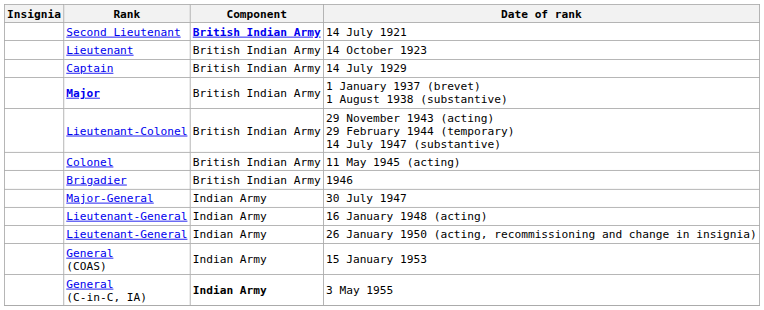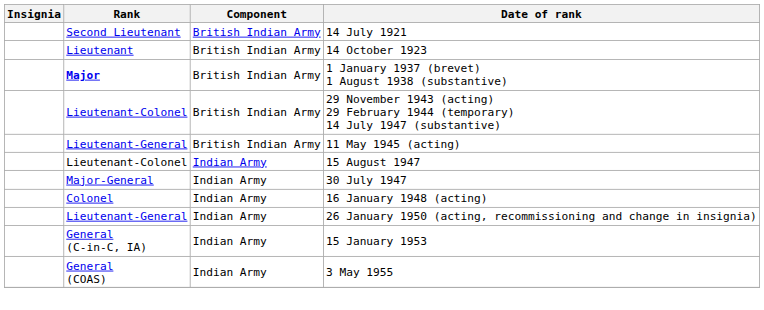(257, 32) bold -> (257, 32) normal
- row: (366, 68)
(90, 162) Colonel -> (127, 143) Lieutenant-General
- row: (339, 180)
+ row: (373, 162)
(127, 216) Lieutenant-General -> (90, 198) Colonel
(90, 259) General (COAS) -> (107, 241) General (C-in-C, IA)
(107, 290) General (C-in-C, IA) -> (90, 272) General (COAS)
(230, 290) bold -> (230, 272) normal
